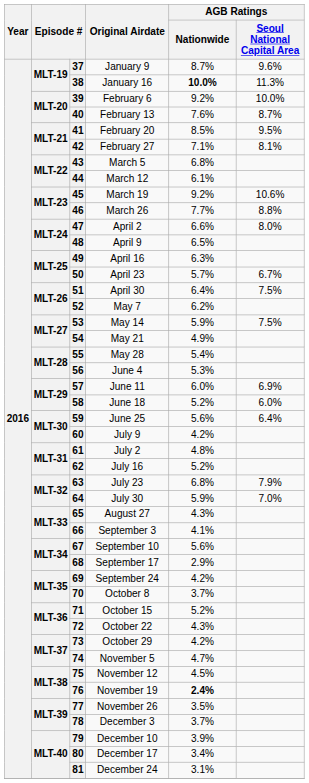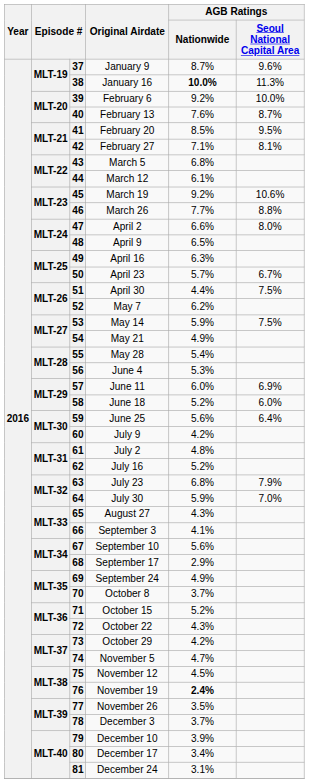(202, 290) 6.4% -> (202, 290) 4.4%
(202, 578) 4.2% -> (202, 578) 4.9%
